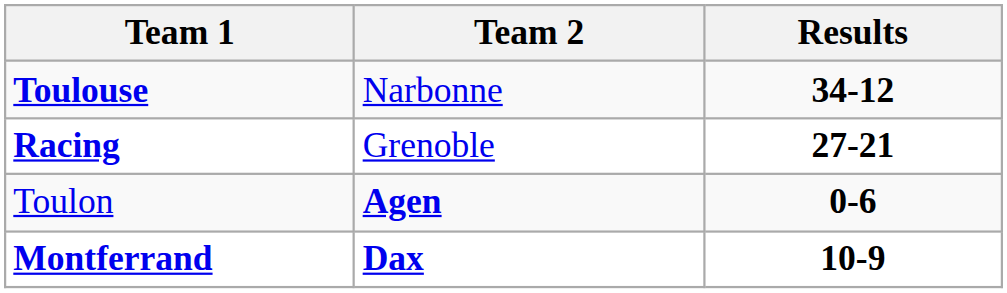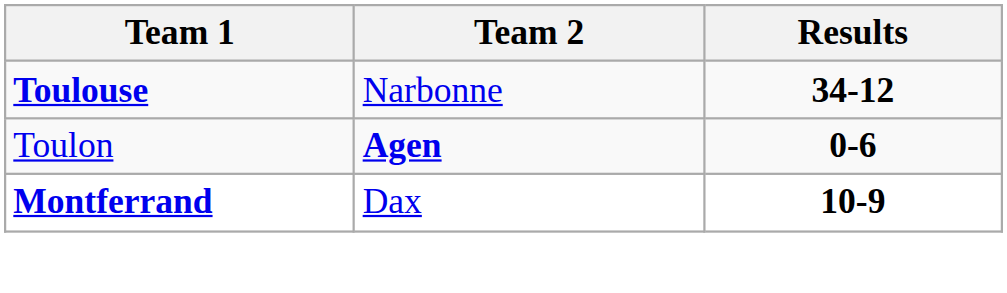- row: (67, 145)
(393, 257) bold -> (392, 201) normal
